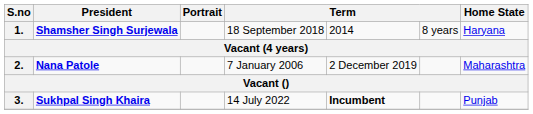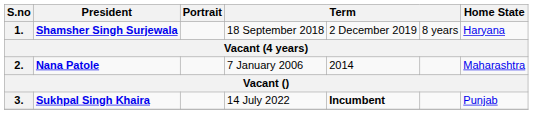(341, 30) 2014 -> (373, 30) 2 December 2019
(373, 65) 2 December 2019 -> (341, 65) 2014
